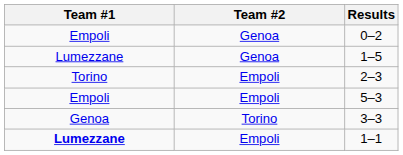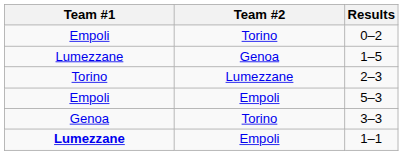(259, 35) Genoa -> (259, 35) Torino
(259, 77) Empoli -> (259, 77) Lumezzane
